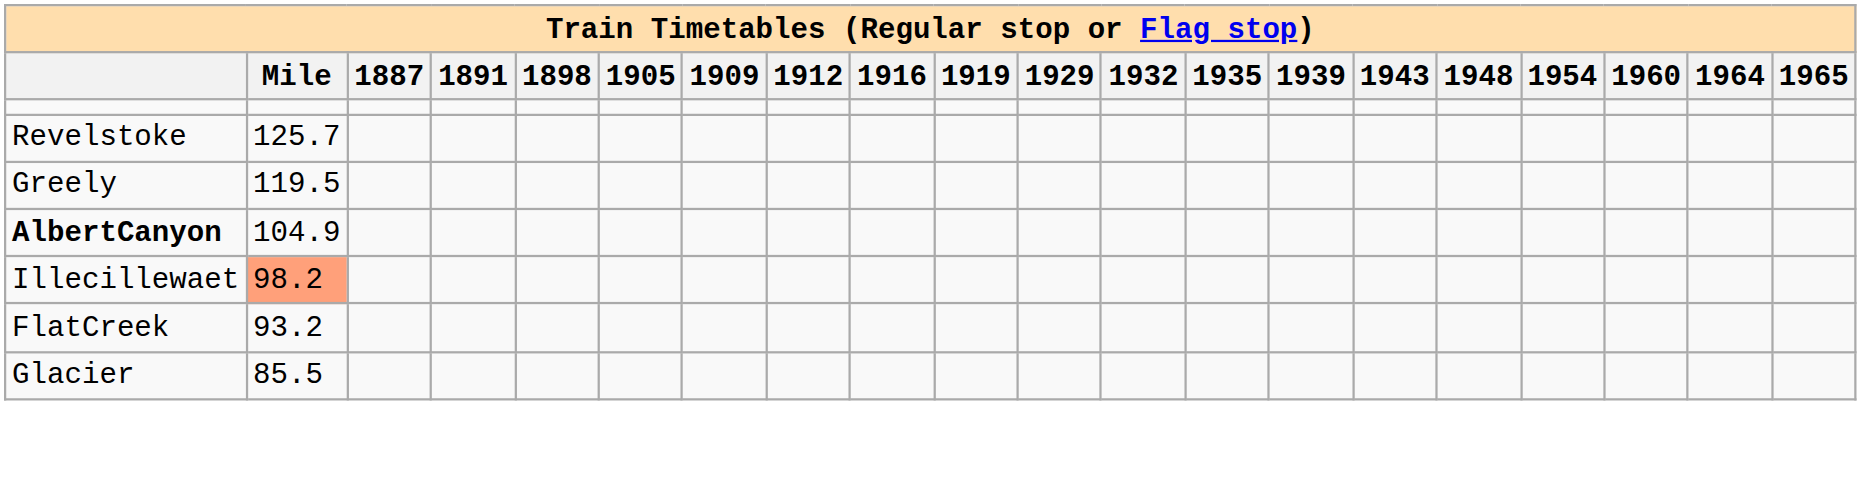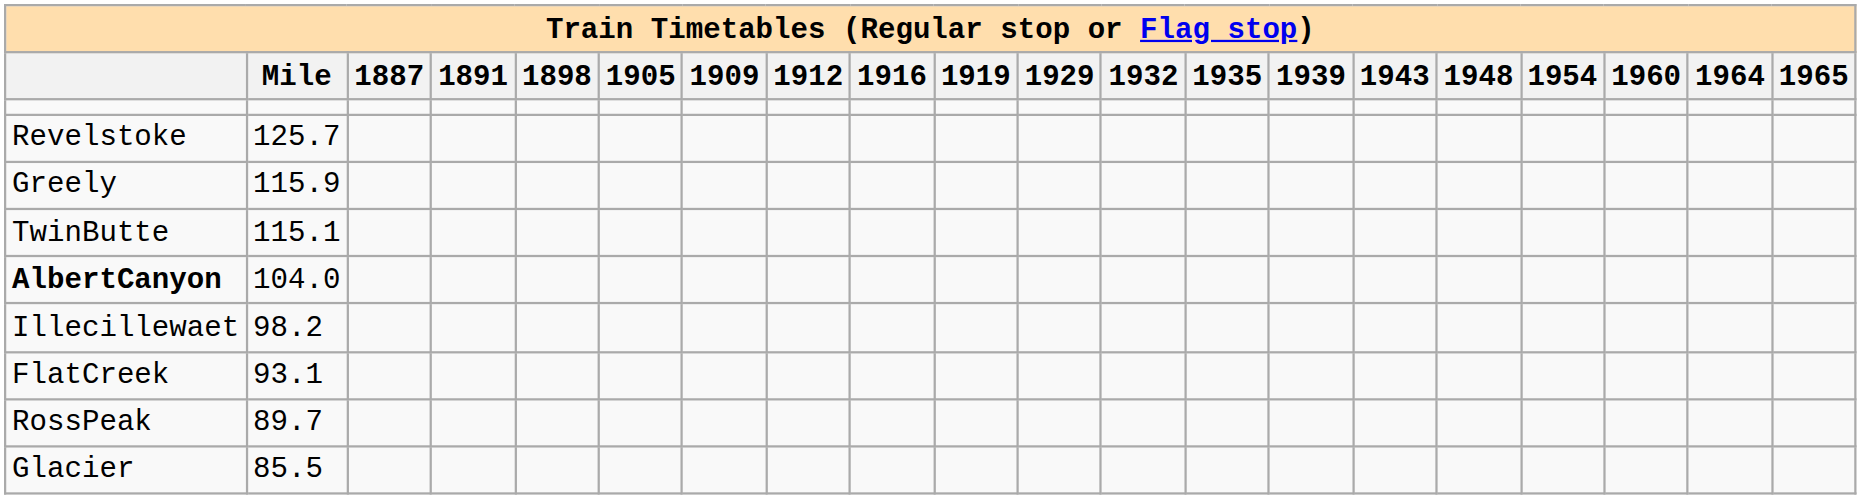(297, 185) 119.5 -> (297, 185) 115.9
+ row: (91, 233)
(297, 233) 104.9 -> (297, 280) 104.0
(288, 280) lightsalmon background -> (288, 327) no background
(288, 327) 93.2 -> (288, 375) 93.1
+ row: (82, 422)
